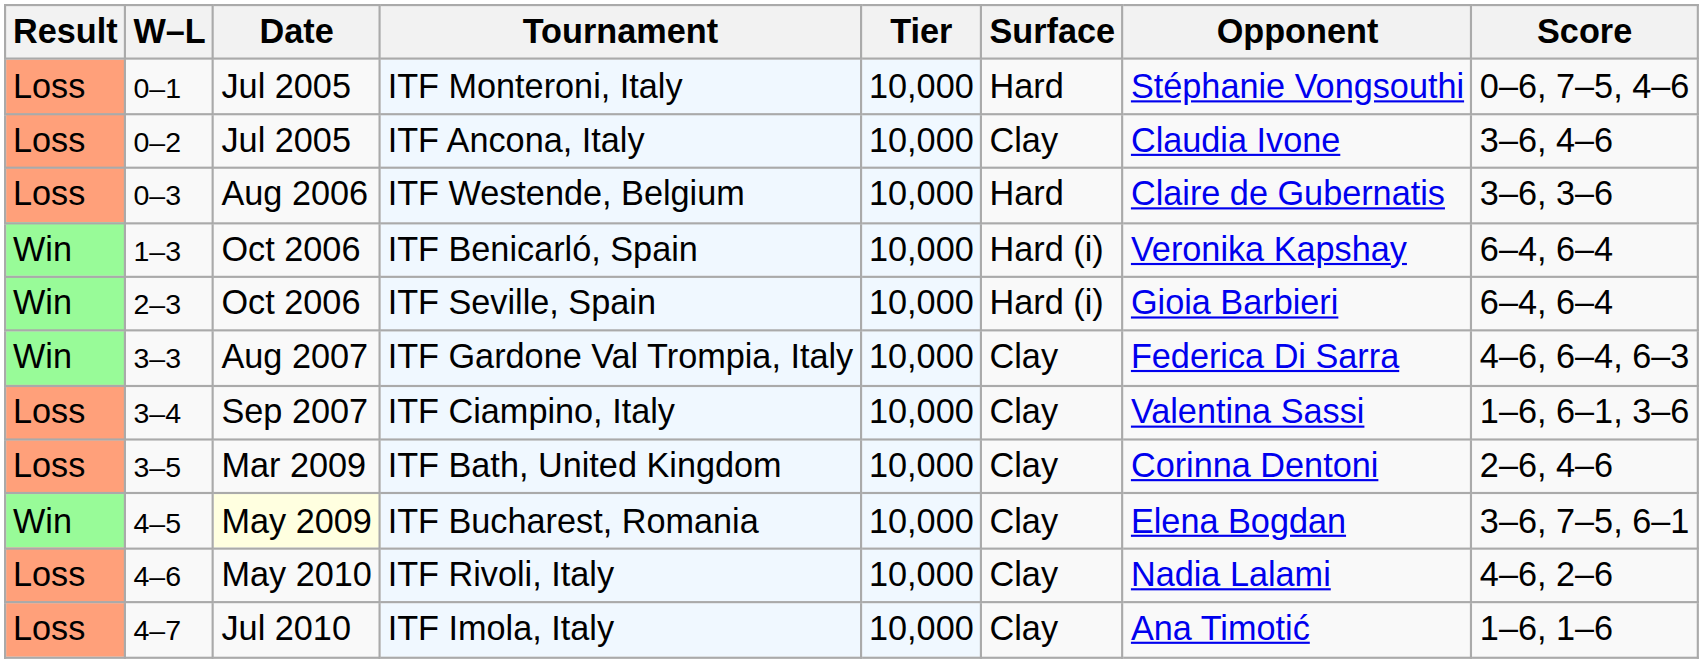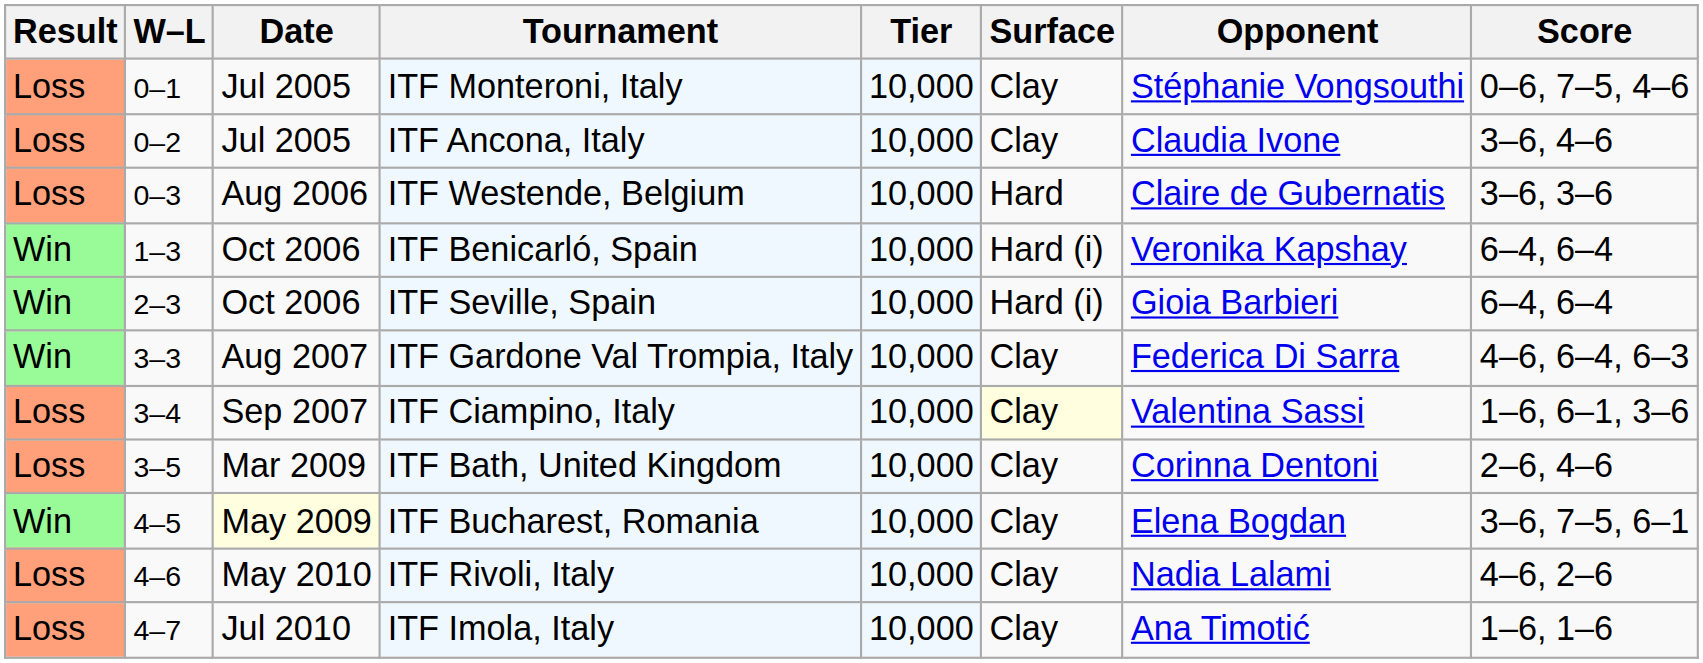(1027, 85) Hard -> (1024, 85) Clay
(1024, 411) no background -> (1024, 411) lightyellow background
